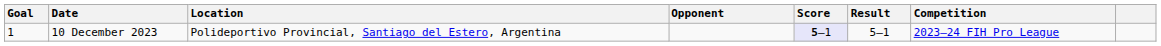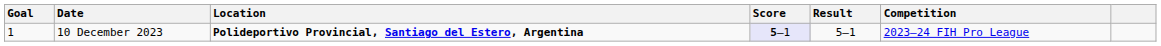- column: (698, 13)
(376, 32) normal -> (398, 32) bold
